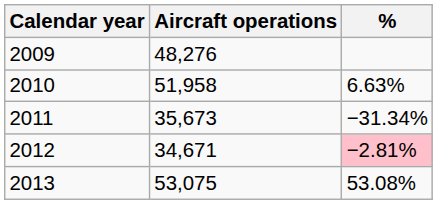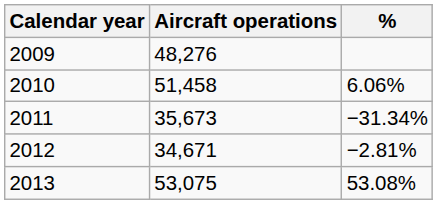(186, 86) 51,958 -> (186, 86) 51,458
(376, 86) 6.63% -> (376, 86) 6.06%
(382, 150) pink background -> (382, 150) no background
